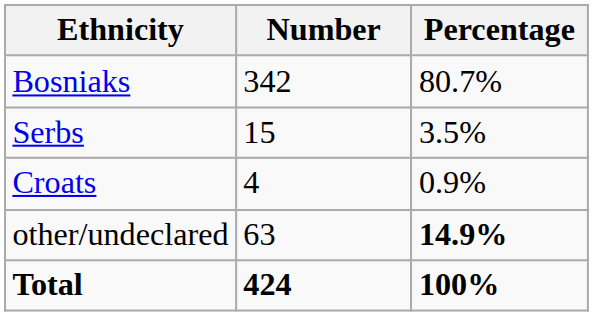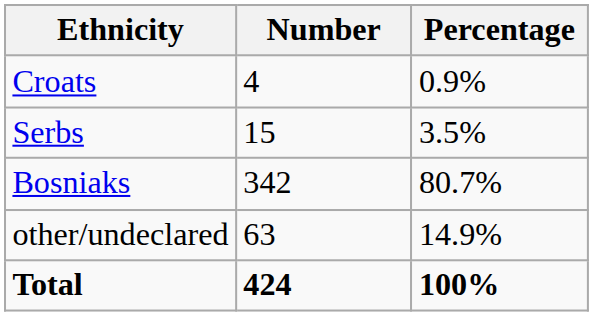rows swapped: (71, 81) <-> (54, 183)
(463, 234) bold -> (460, 234) normal
